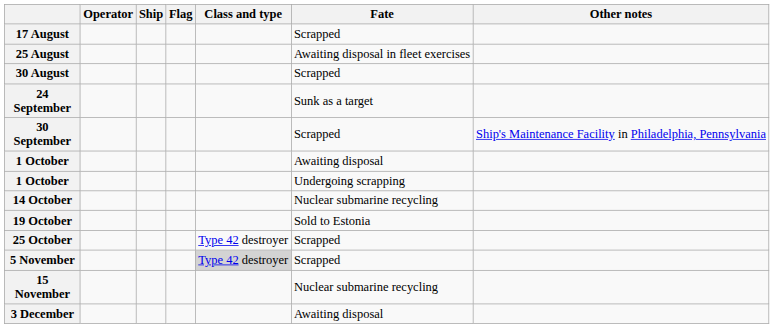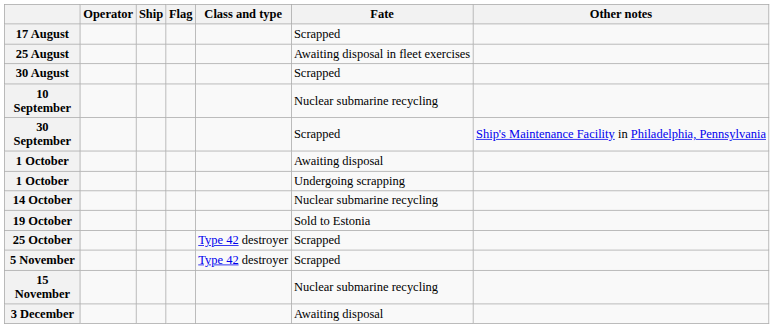+ row: (42, 100)
- row: (42, 100)
(243, 260) lightgrey background -> (243, 260) no background
